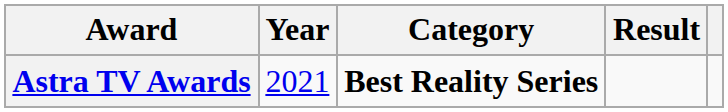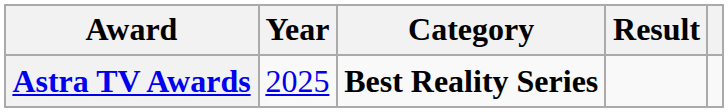(297, 80) 2021 -> (297, 80) 2025
